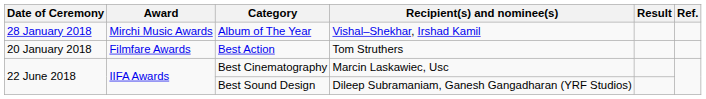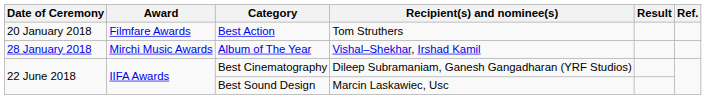rows swapped: (246, 49) <-> (265, 31)
(391, 67) Marcin Laskawiec, Usc -> (482, 67) Dileep Subramaniam, Ganesh Gangadharan (YRF Studios)
(482, 85) Dileep Subramaniam, Ganesh Gangadharan (YRF Studios) -> (391, 85) Marcin Laskawiec, Usc
